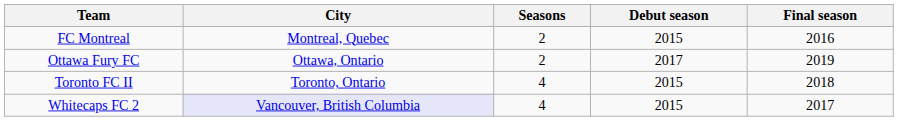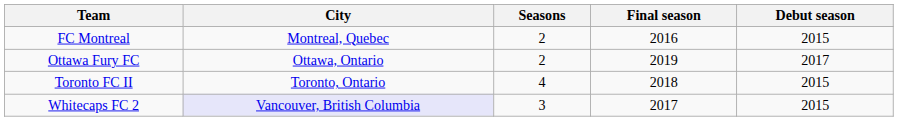columns swapped: (669, 15) <-> (820, 15)
(542, 104) 4 -> (542, 104) 3
